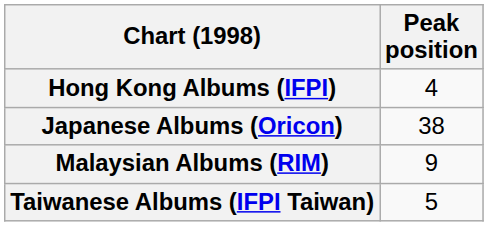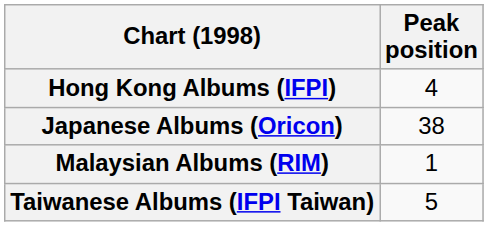(431, 163) 9 -> (431, 163) 1
